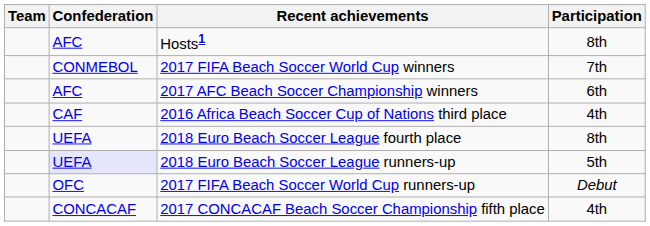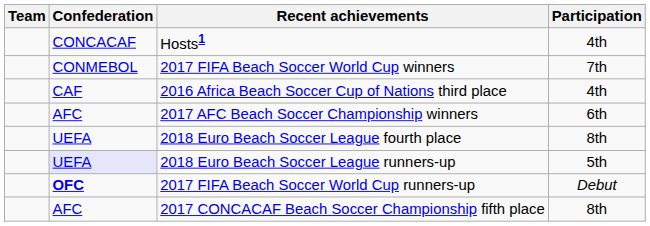(67, 41) AFC -> (94, 41) CONCACAF
(597, 41) 8th -> (597, 41) 4th
rows swapped: (319, 91) <-> (334, 114)
(68, 185) normal -> (68, 185) bold
(94, 209) CONCACAF -> (67, 209) AFC
(597, 209) 4th -> (597, 209) 8th
